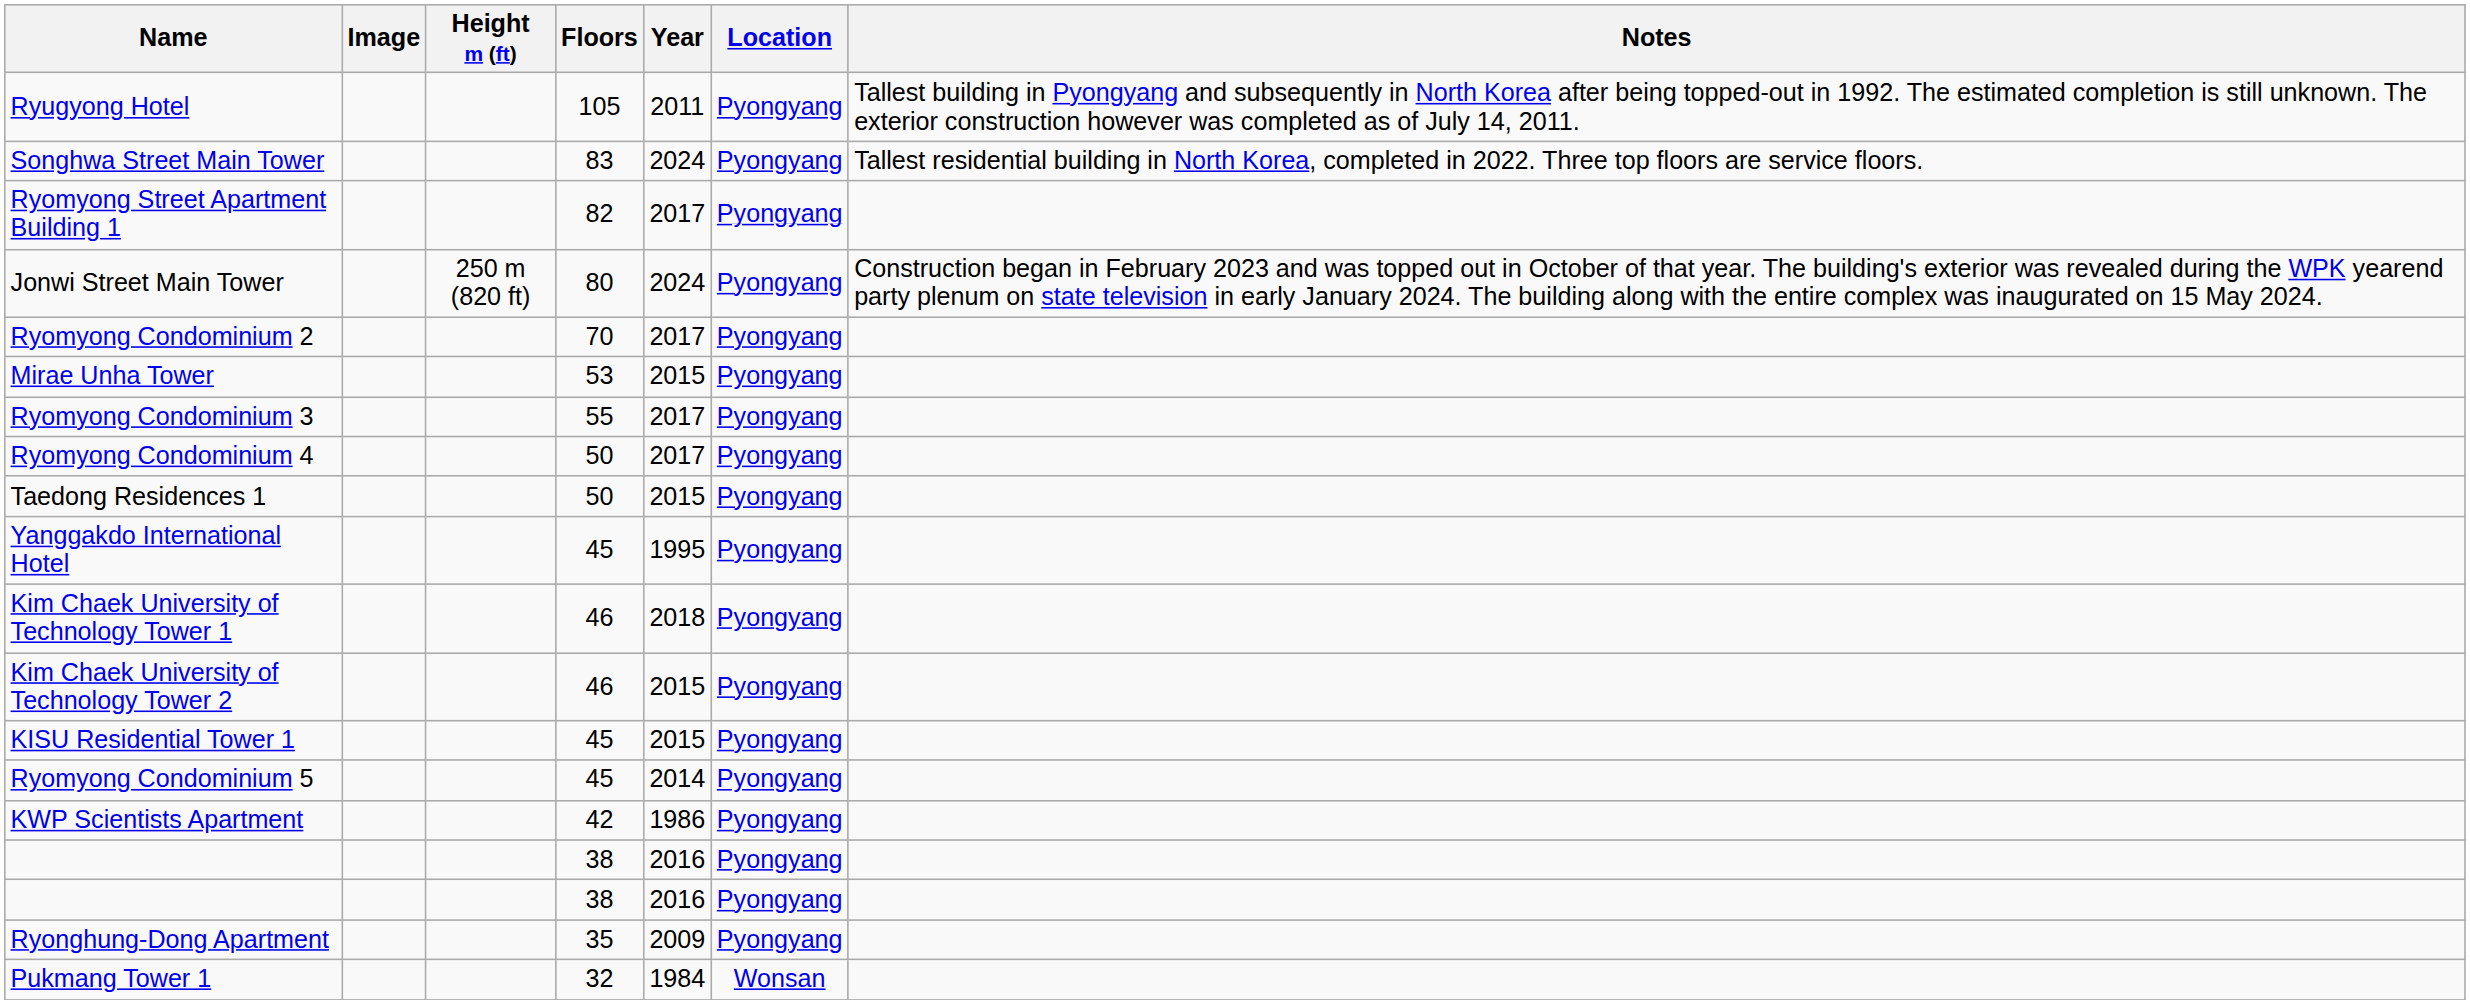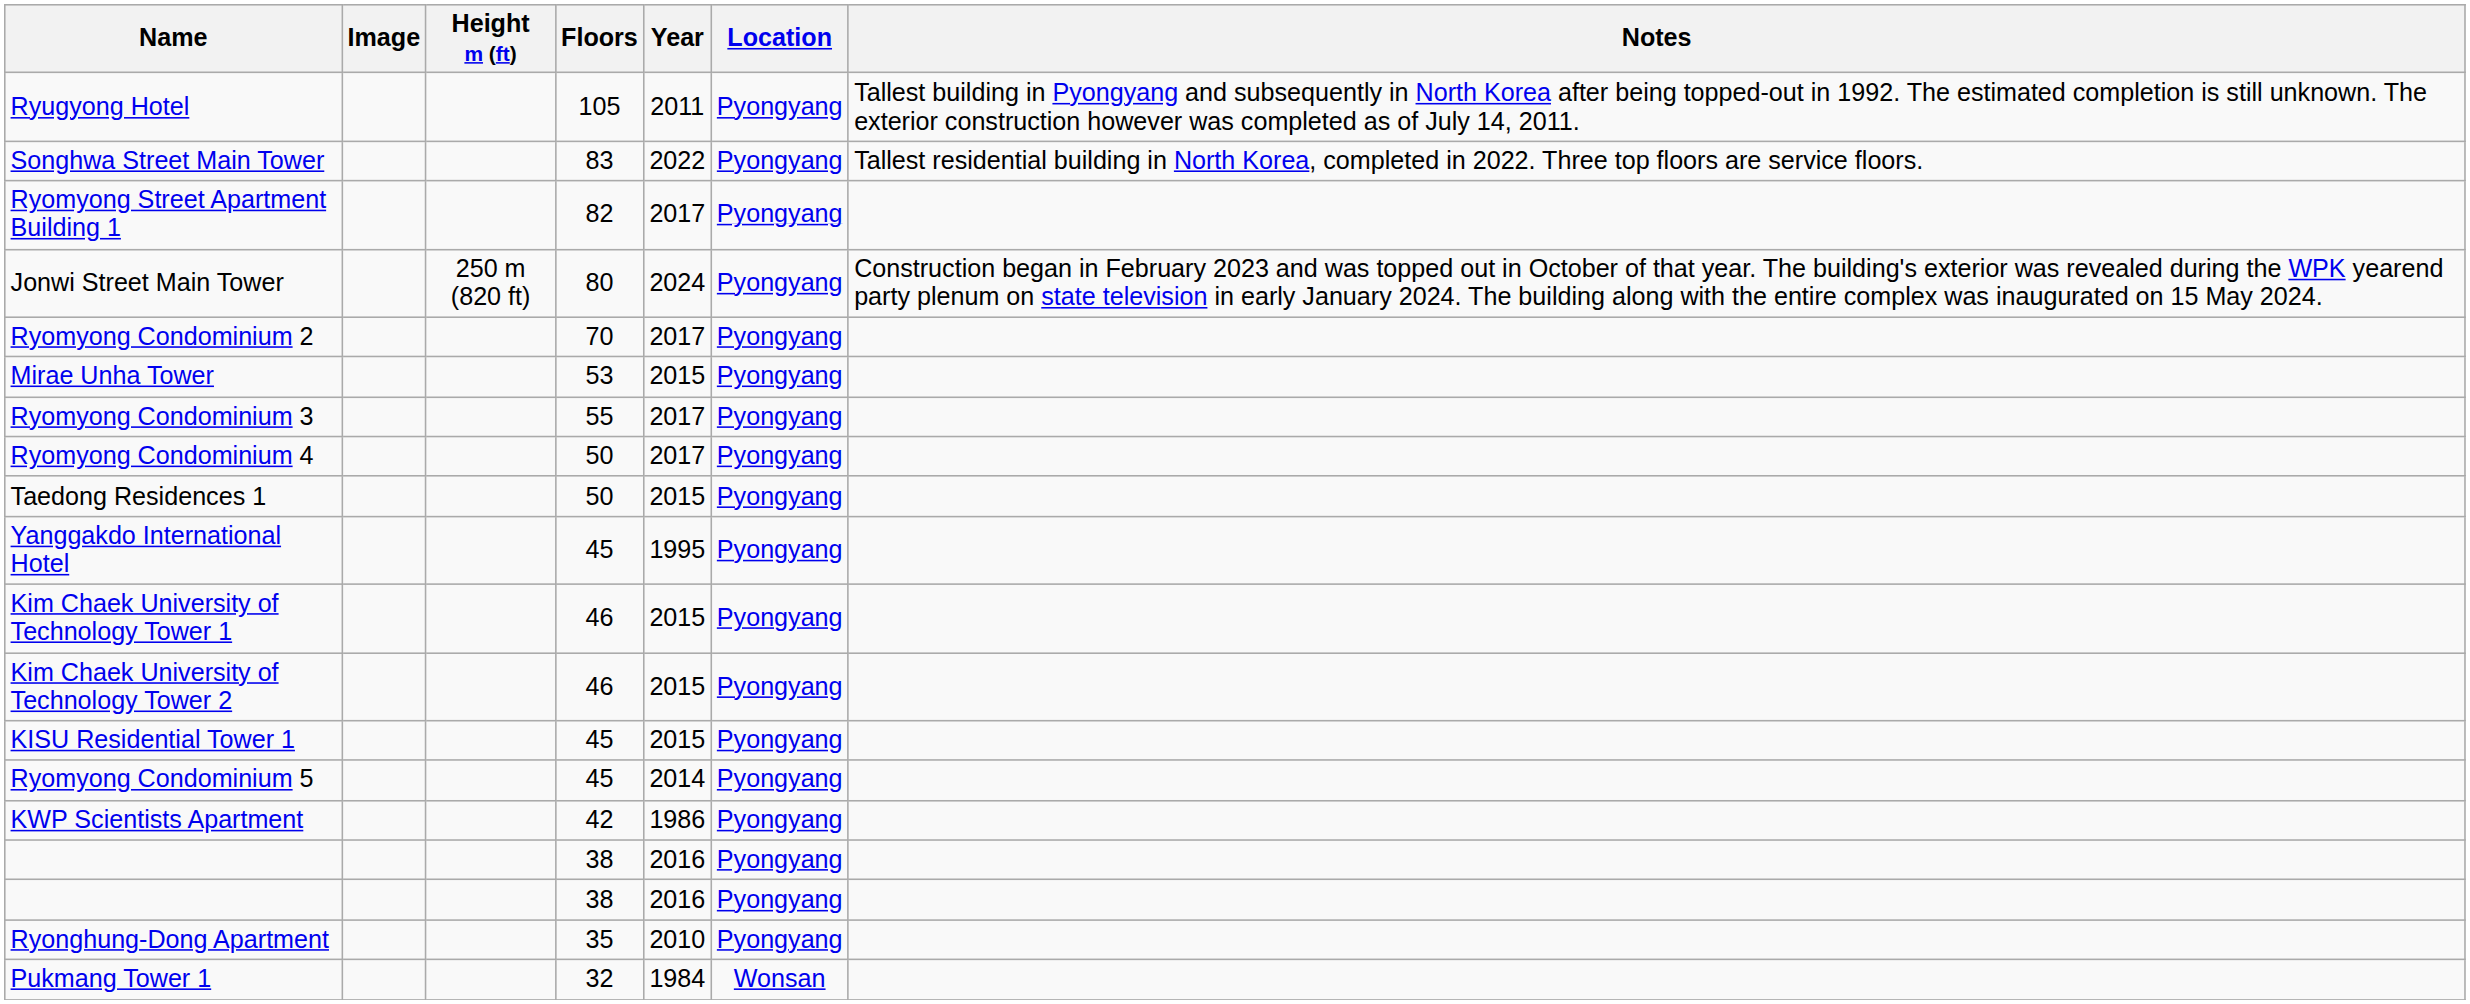(677, 160) 2024 -> (677, 160) 2022
(677, 618) 2018 -> (677, 618) 2015
(677, 939) 2009 -> (677, 939) 2010
